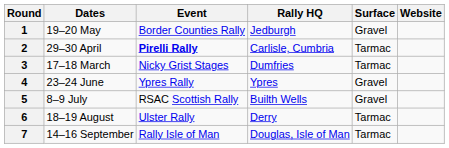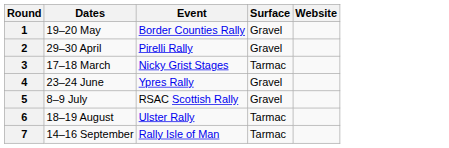- column: (300, 13)
(168, 48) bold -> (166, 48) normal
(373, 48) Tarmac -> (266, 48) Gravel
